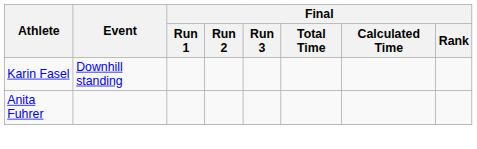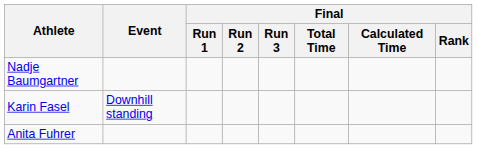+ row: (43, 74)
